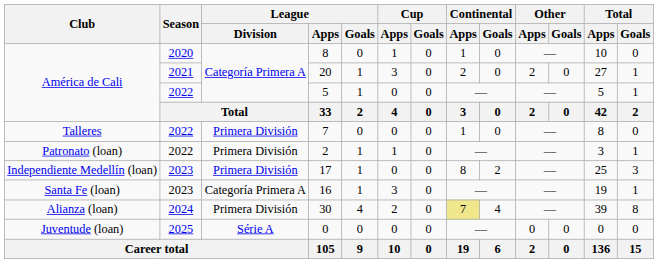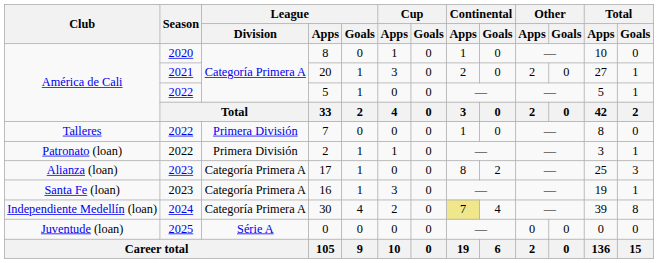(82, 170) Independiente Medellín (loan) -> (82, 170) Alianza (loan)
(255, 170) Primera División -> (255, 170) Categoría Primera A
(82, 209) Alianza (loan) -> (82, 209) Independiente Medellín (loan)
(255, 209) Primera División -> (255, 209) Categoría Primera A
